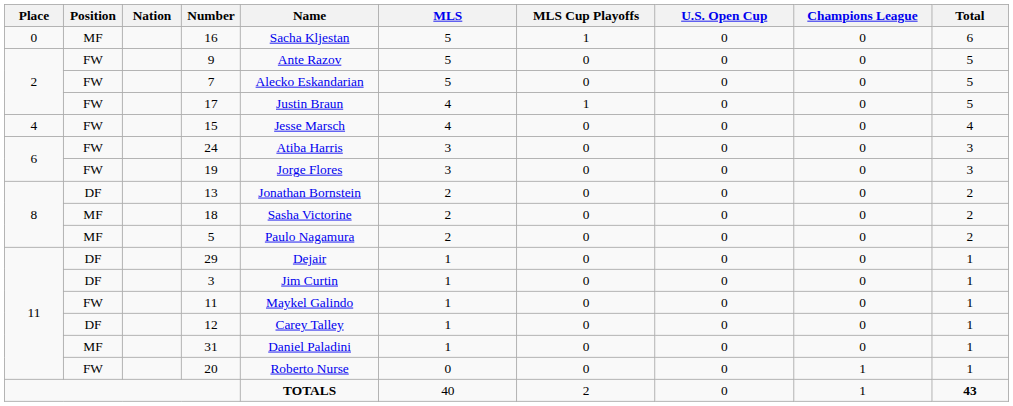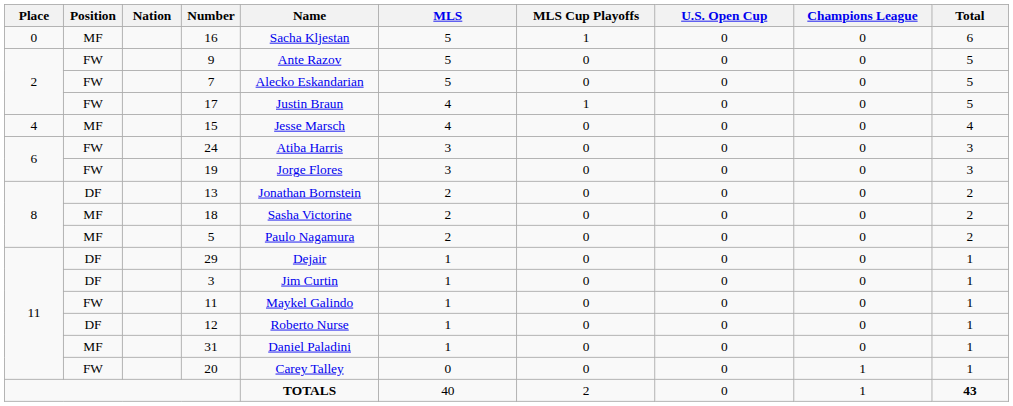(93, 125) FW -> (93, 125) MF
(310, 324) Carey Talley -> (310, 324) Roberto Nurse
(310, 368) Roberto Nurse -> (310, 368) Carey Talley
